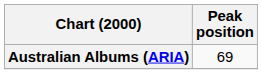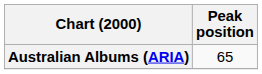(225, 56) 69 -> (225, 56) 65
